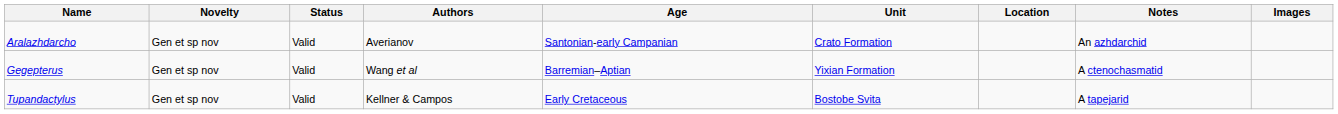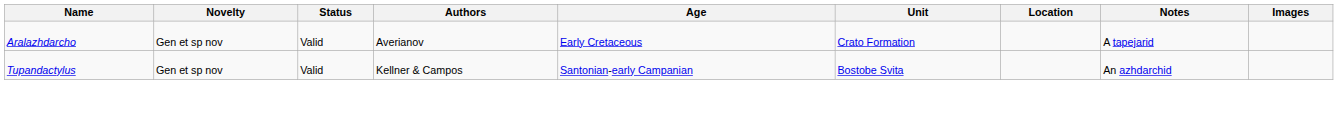(611, 42) Santonian-early Campanian -> (601, 42) Early Cretaceous
(1112, 42) An azhdarchid -> (1128, 42) A tapejarid
- row: (35, 71)
(586, 100) Early Cretaceous -> (626, 71) Santonian-early Campanian
(1103, 100) A tapejarid -> (1137, 71) An azhdarchid
